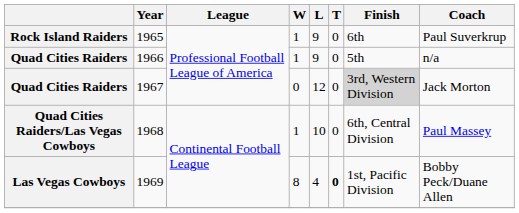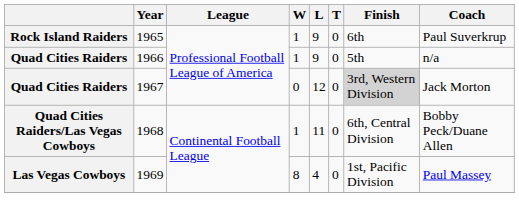(319, 130) 10 -> (319, 130) 11
(457, 130) Paul Massey -> (455, 130) Bobby Peck/Duane Allen
(335, 182) bold -> (335, 174) normal
(455, 182) Bobby Peck/Duane Allen -> (457, 174) Paul Massey
